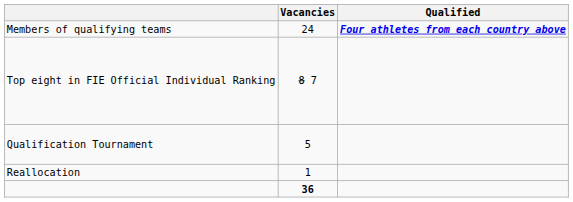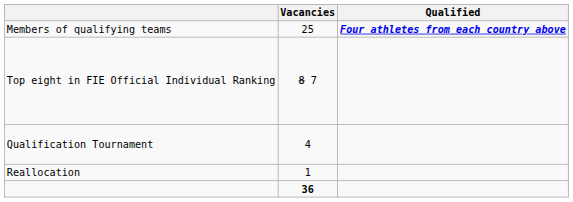(308, 29) 24 -> (308, 29) 25
(308, 144) 5 -> (308, 144) 4
